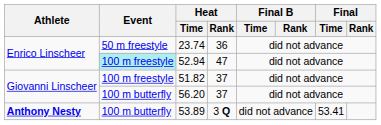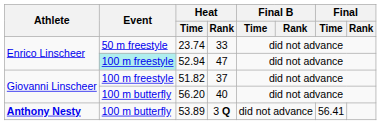(222, 45) 36 -> (222, 45) 33
(222, 95) 37 -> (222, 95) 40
(331, 112) 53.41 -> (331, 112) 56.41
